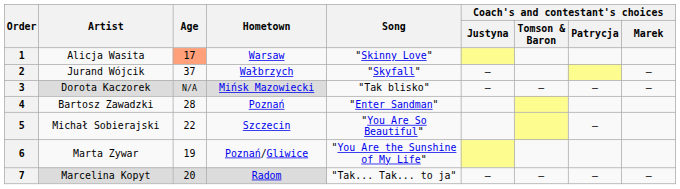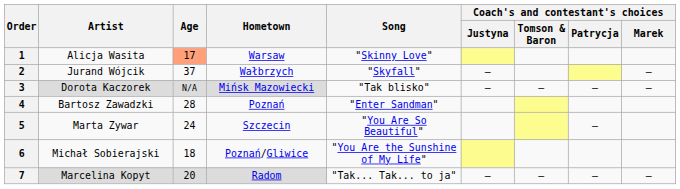(106, 126) Michał Sobierajski -> (106, 126) Marta Zywar
(190, 126) 22 -> (190, 126) 24
(106, 154) Marta Zywar -> (106, 154) Michał Sobierajski
(190, 154) 19 -> (190, 154) 18
